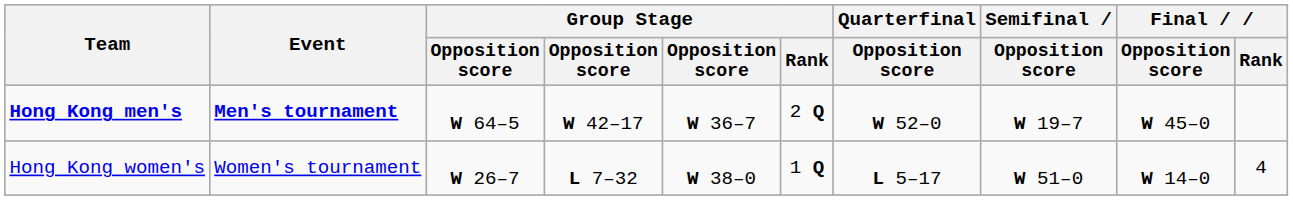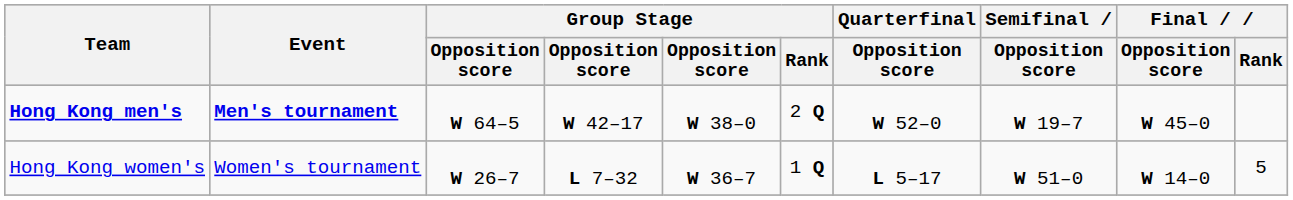(722, 124) W 36–7 -> (722, 124) W 38–0
(722, 179) W 38–0 -> (722, 179) W 36–7
(1261, 168) 4 -> (1261, 168) 5
